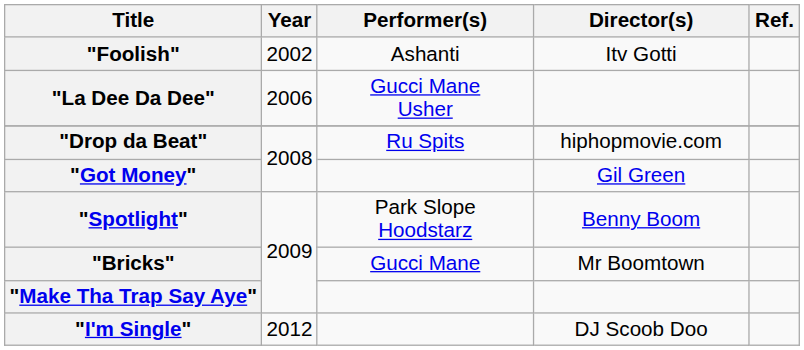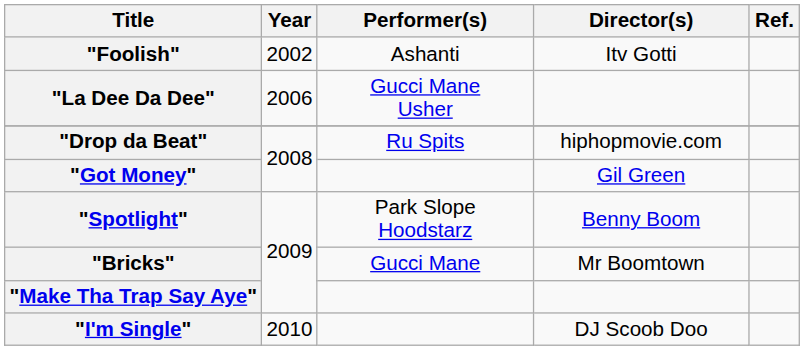(290, 329) 2012 -> (290, 329) 2010
